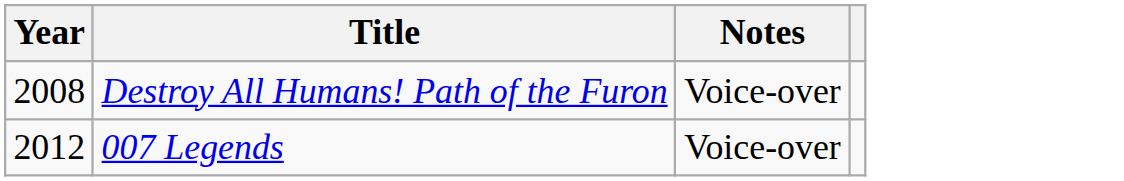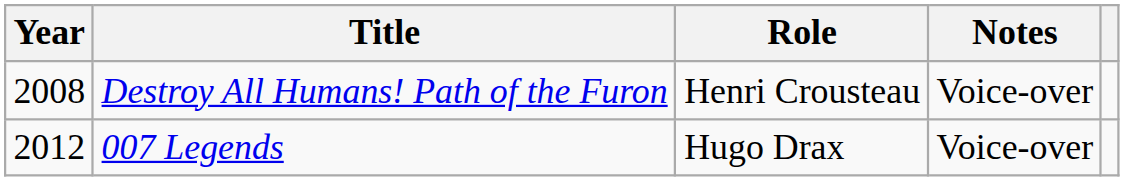+ column: (802, 32)
